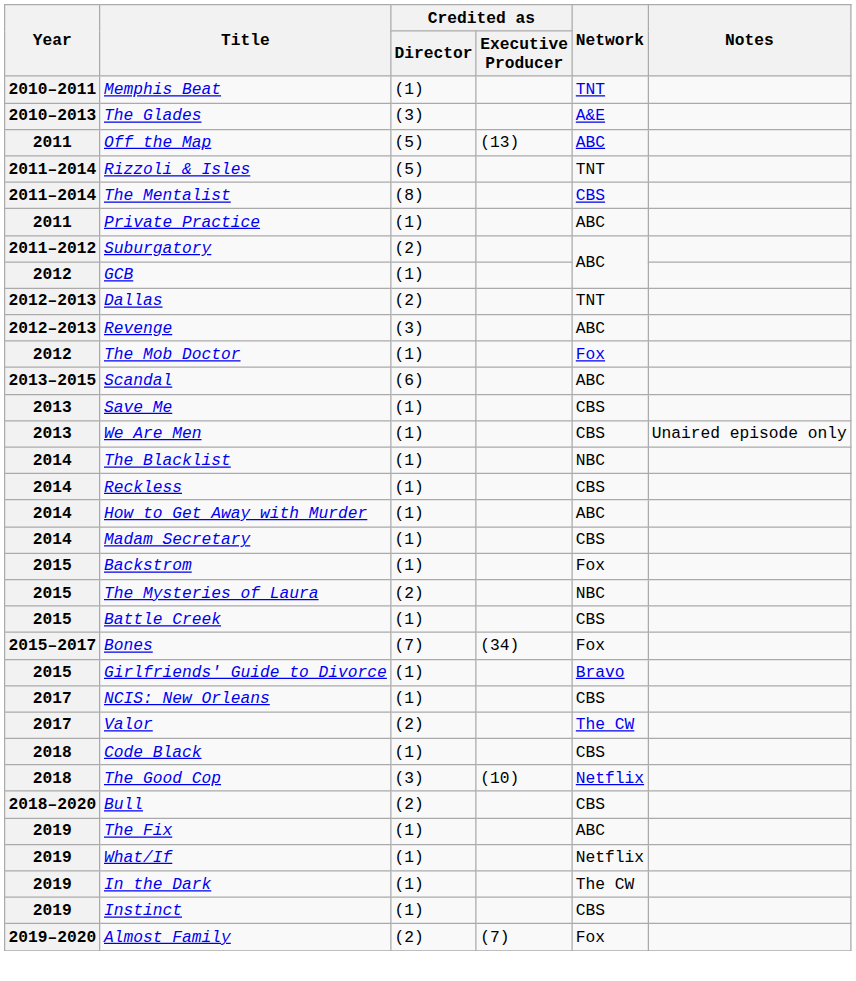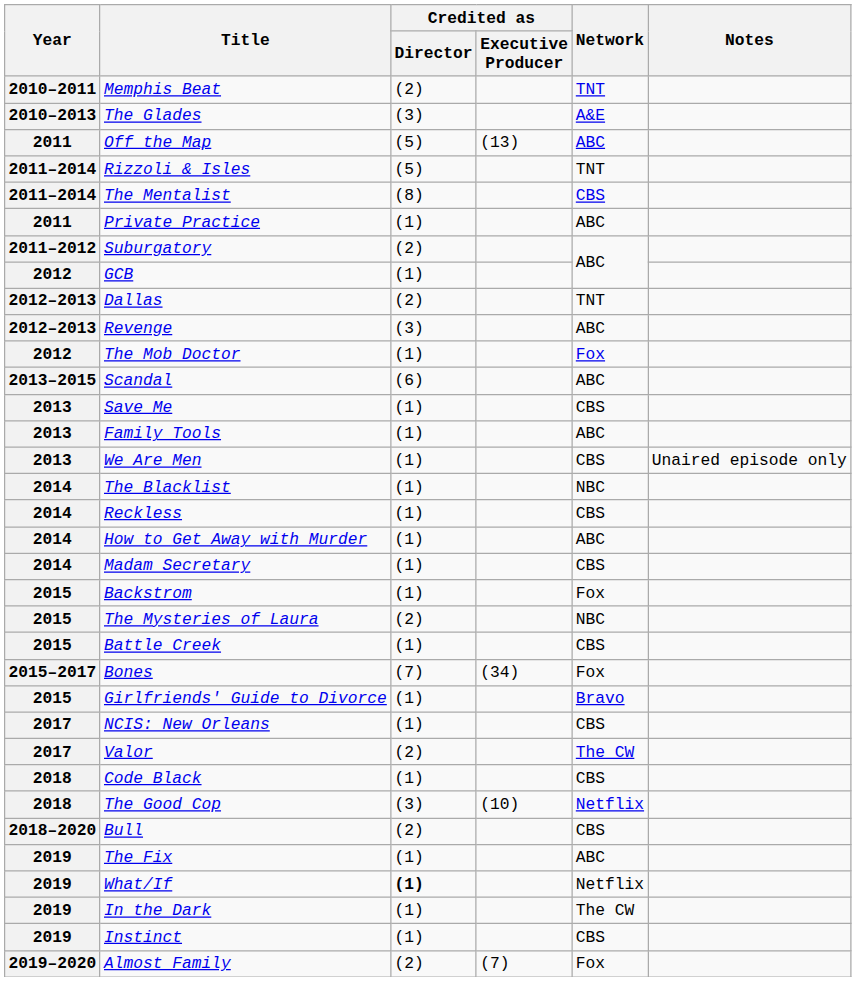(409, 90) (1) -> (409, 90) (2)
+ row: (163, 434)
(409, 858) normal -> (409, 884) bold
